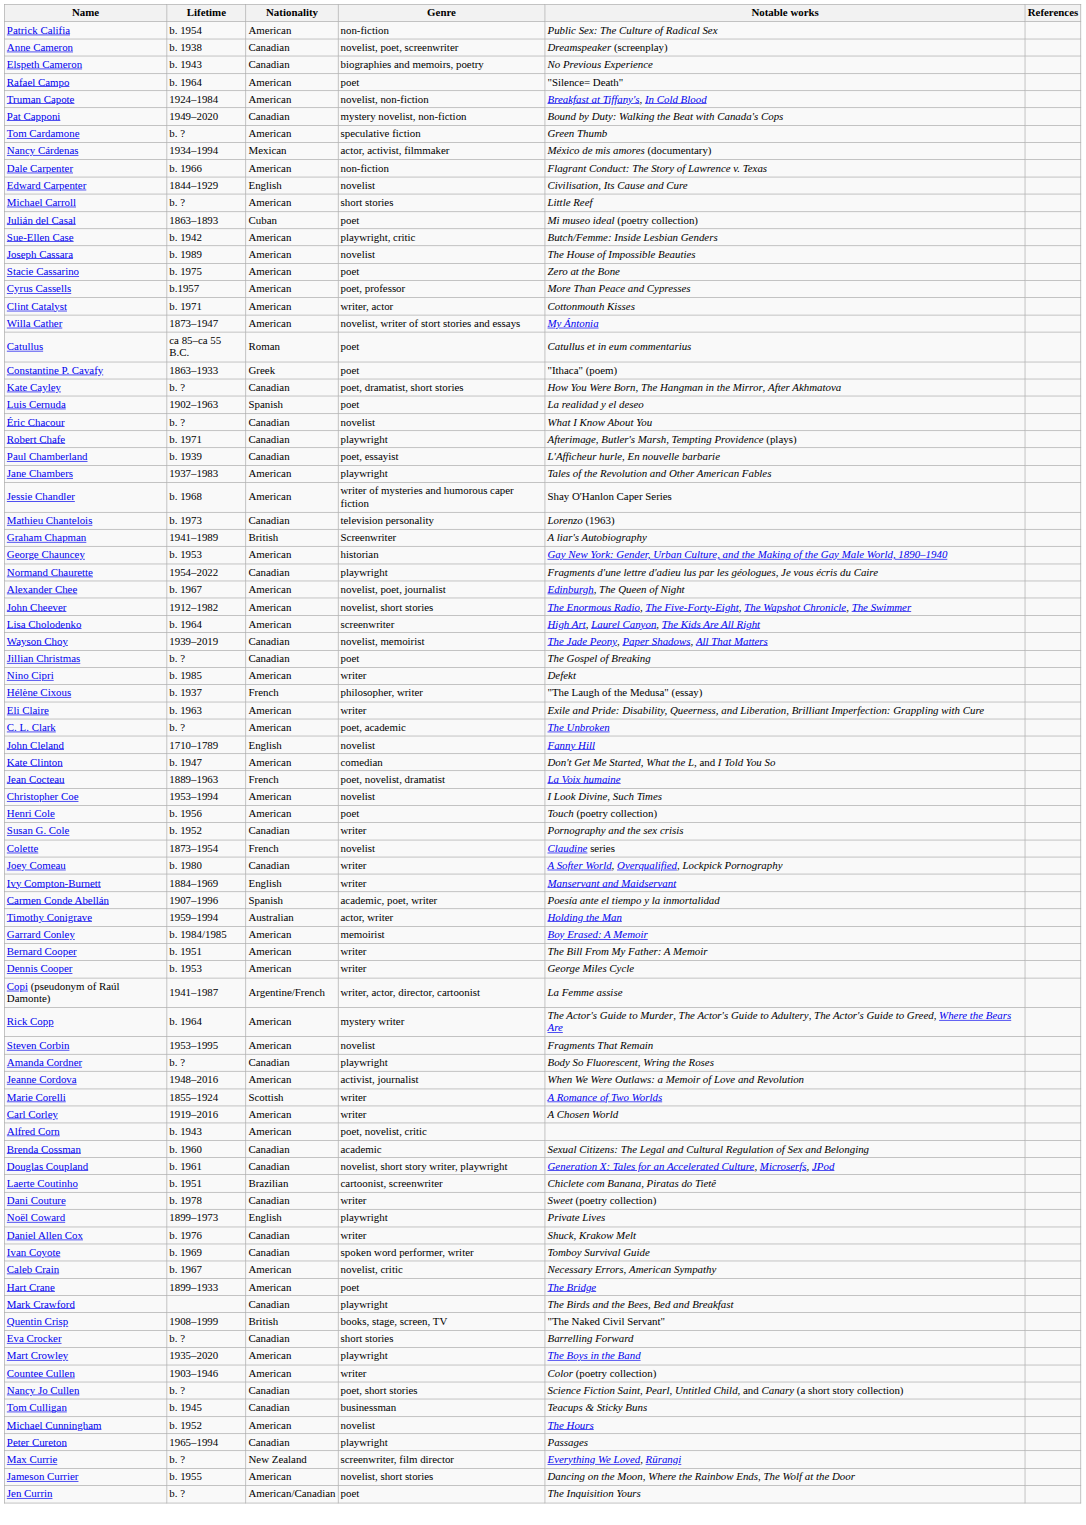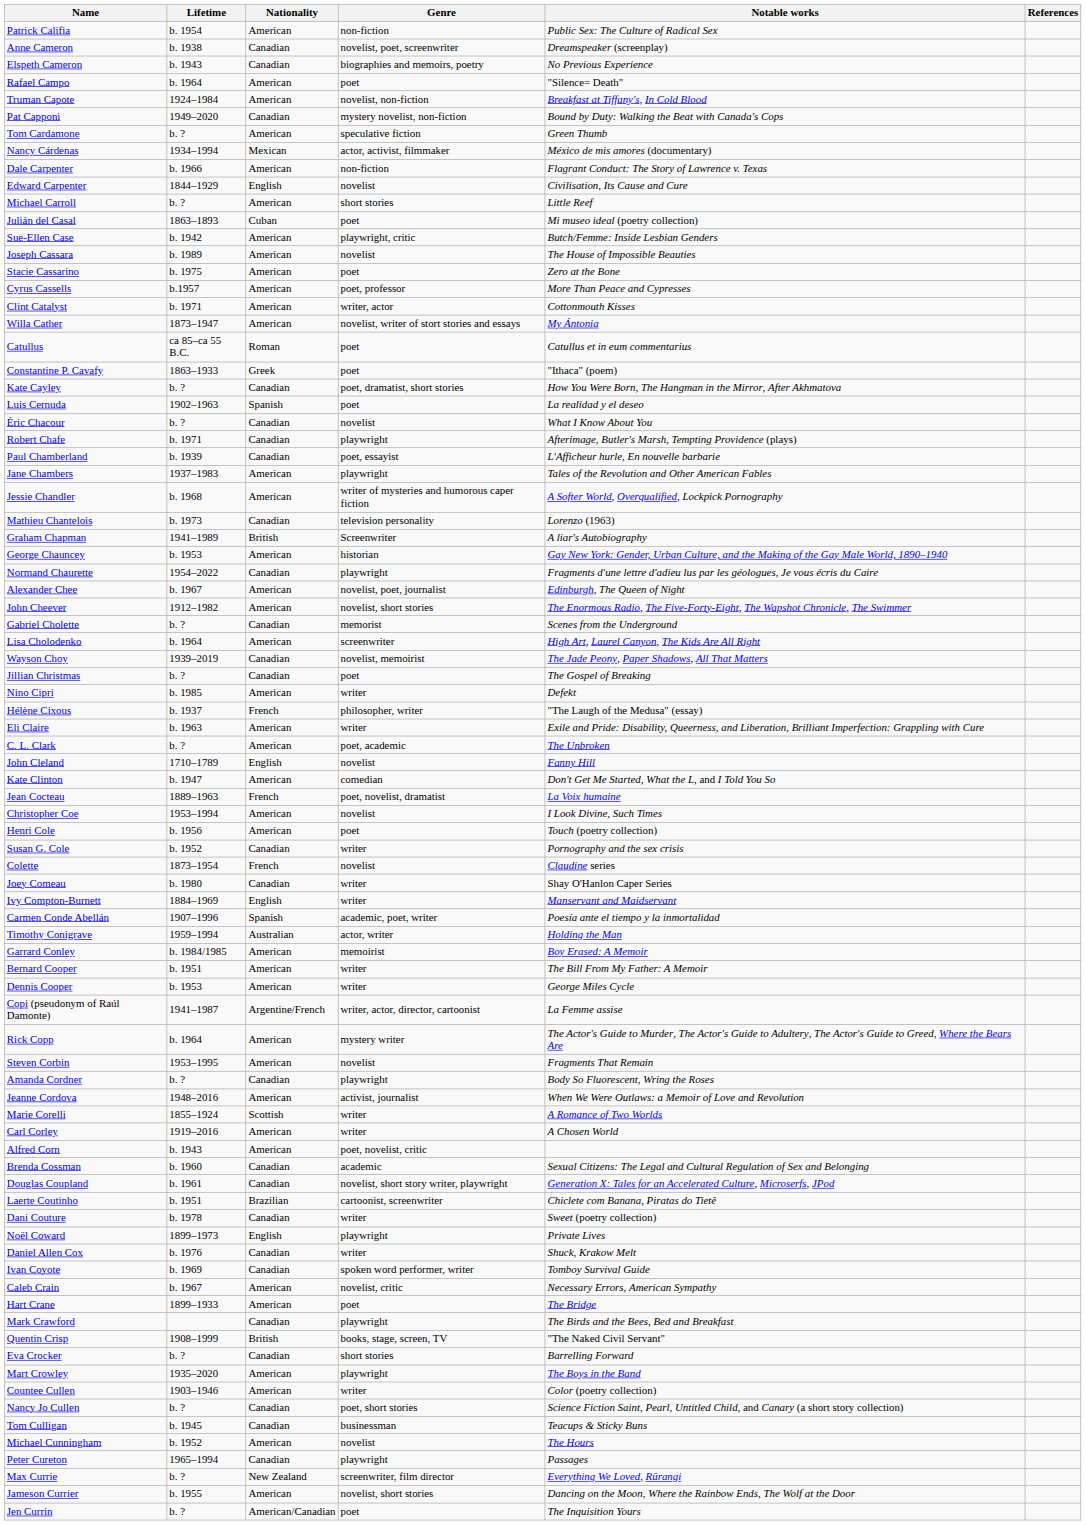(610, 497) Shay O'Hanlon Caper Series -> (665, 497) A Softer World, Overqualified, Lockpick Pornography
+ row: (43, 624)
(665, 865) A Softer World, Overqualified, Lockpick Pornography -> (610, 883) Shay O'Hanlon Caper Series
